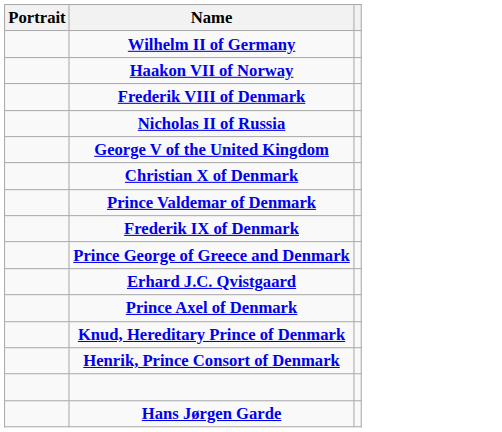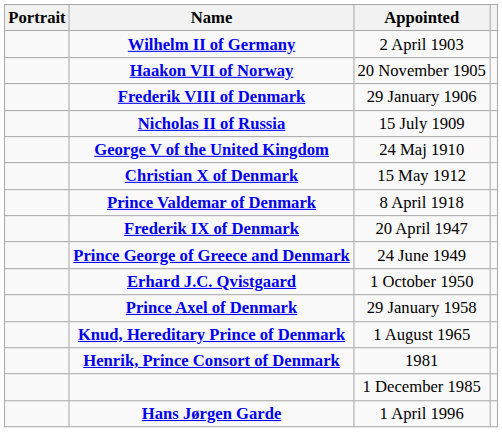+ column: (422, 17)
